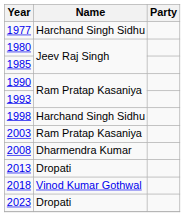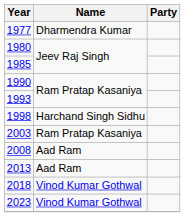(91, 30) Harchand Singh Sidhu -> (84, 30) Dharmendra Kumar
(84, 151) Dharmendra Kumar -> (59, 151) Aad Ram
(54, 168) Dropati -> (59, 168) Aad Ram
(54, 202) Dropati -> (89, 202) Vinod Kumar Gothwal
